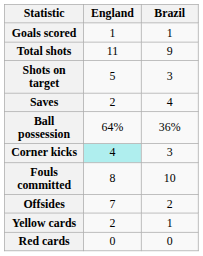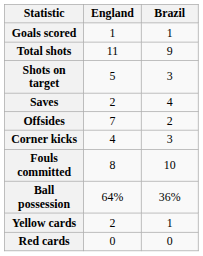rows swapped: (44, 127) <-> (44, 204)
(112, 153) paleturquoise background -> (112, 139) no background
